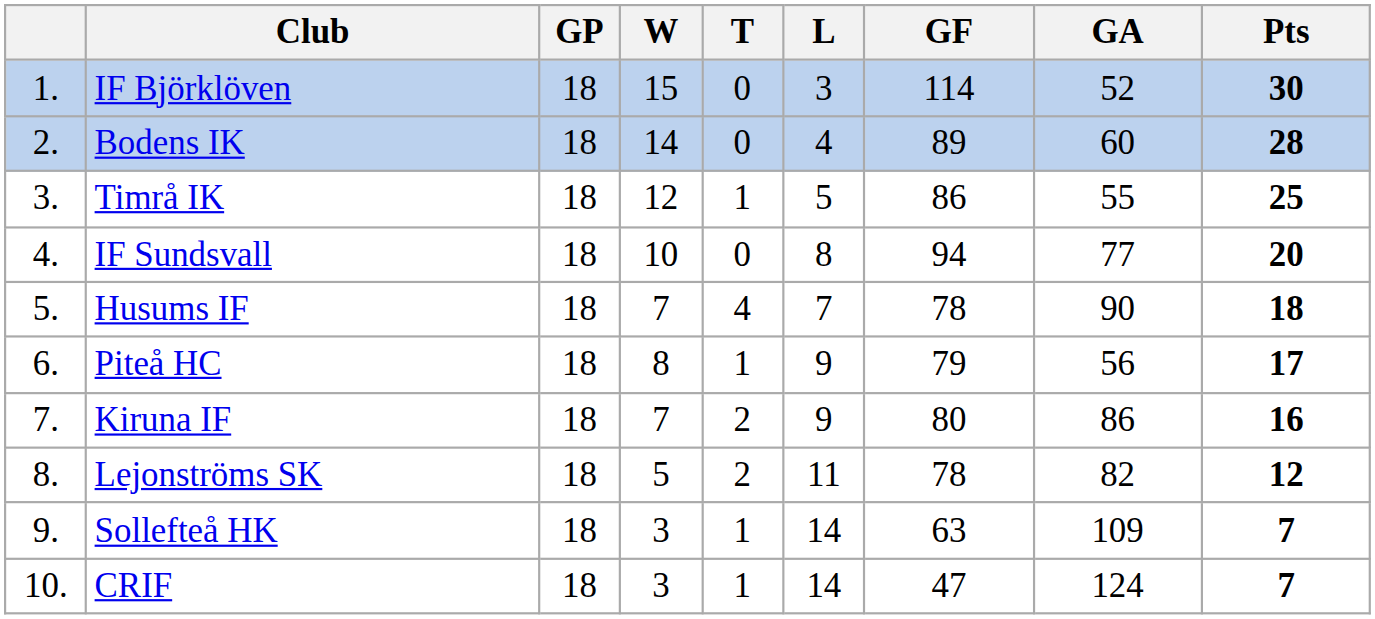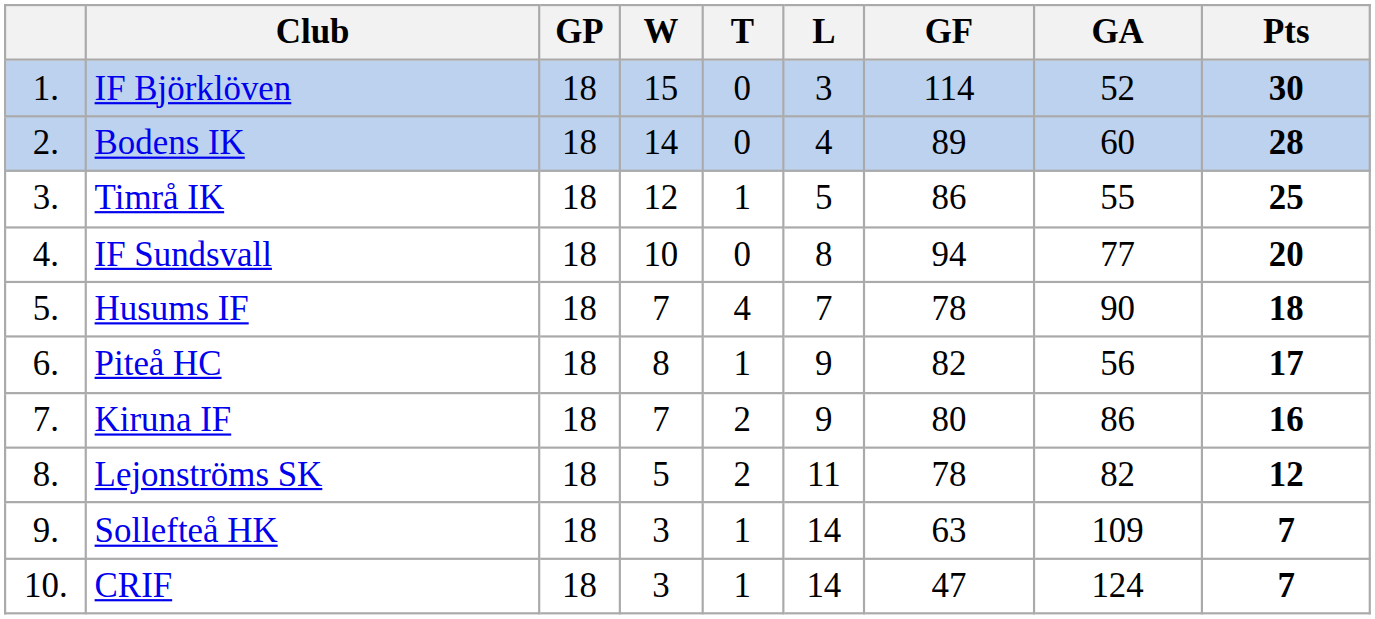(949, 364) 79 -> (949, 364) 82
